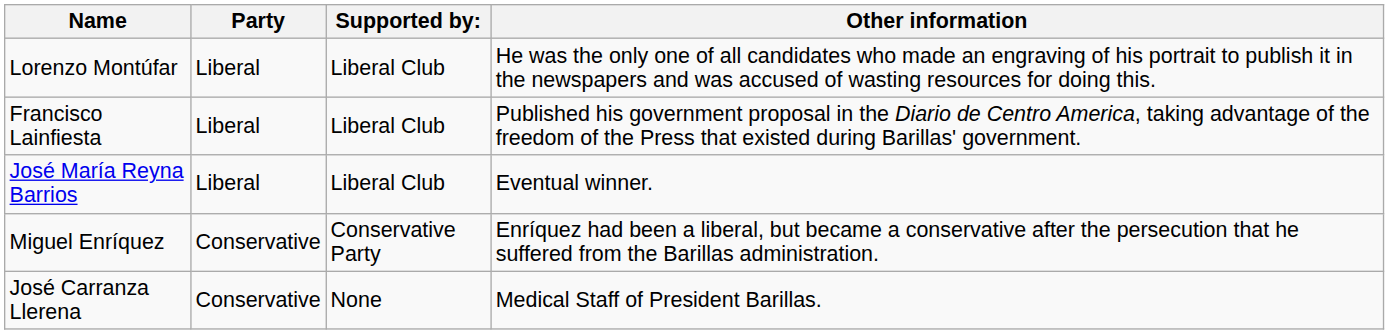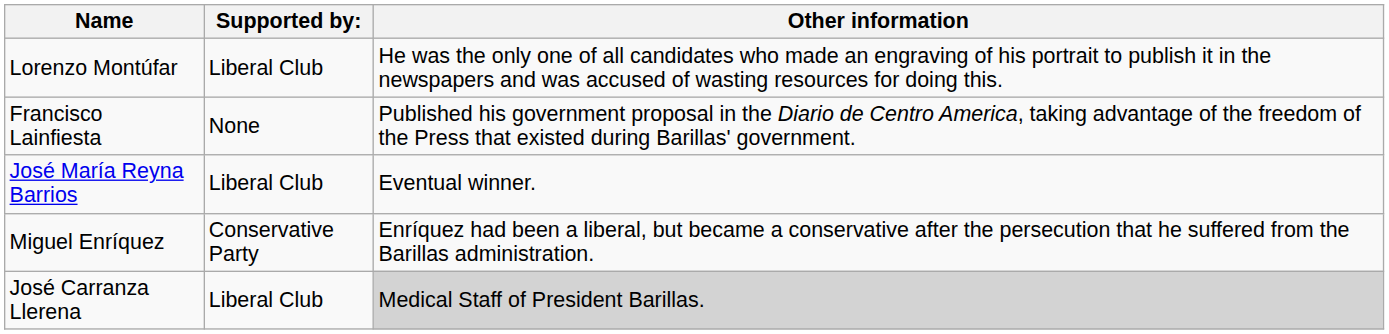- column: (258, 21)
(388, 125) Liberal Club -> (234, 125) None
(356, 300) None -> (266, 300) Liberal Club
(659, 300) no background -> (542, 300) lightgrey background
